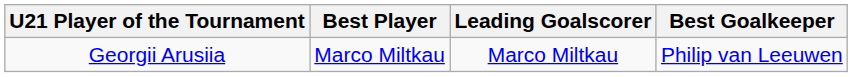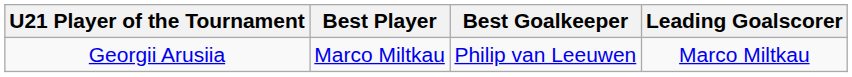columns swapped: (752, 21) <-> (553, 21)
